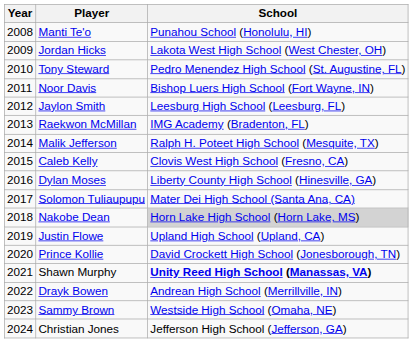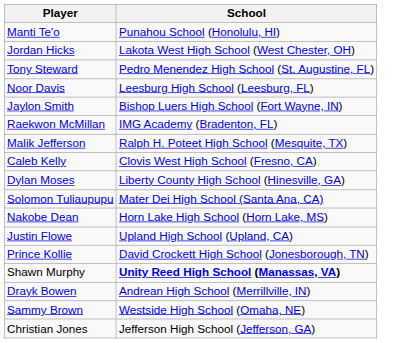- column: (20, 13)
(262, 87) Bishop Luers High School (Fort Wayne, IN) -> (216, 87) Leesburg High School (Leesburg, FL)
(248, 106) Leesburg High School (Leesburg, FL) -> (231, 106) Bishop Luers High School (Fort Wayne, IN)
(255, 217) lightgrey background -> (223, 217) no background
